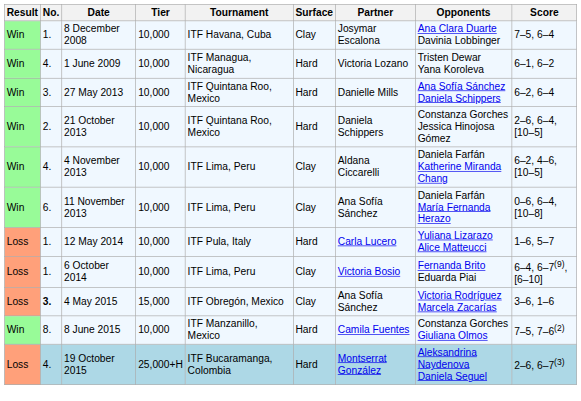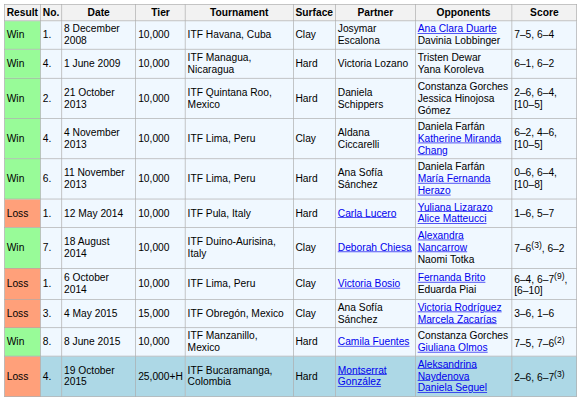- row: (94, 91)
(306, 207) Clay -> (307, 178) Hard
+ row: (87, 247)
(47, 301) bold -> (47, 313) normal
